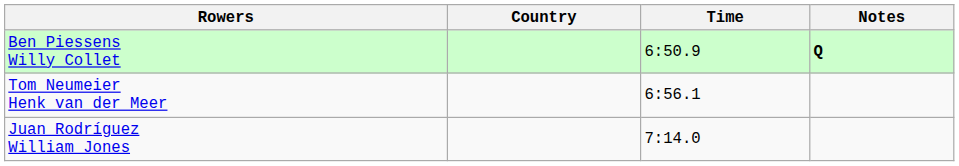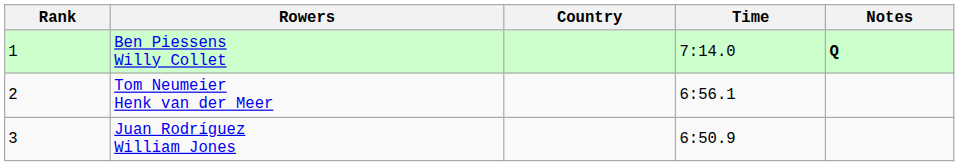+ column: (58, 17)
(673, 52) 6:50.9 -> (708, 52) 7:14.0
(673, 139) 7:14.0 -> (708, 139) 6:50.9
